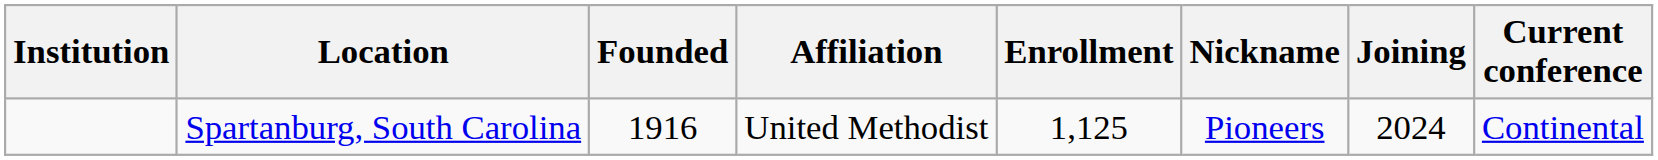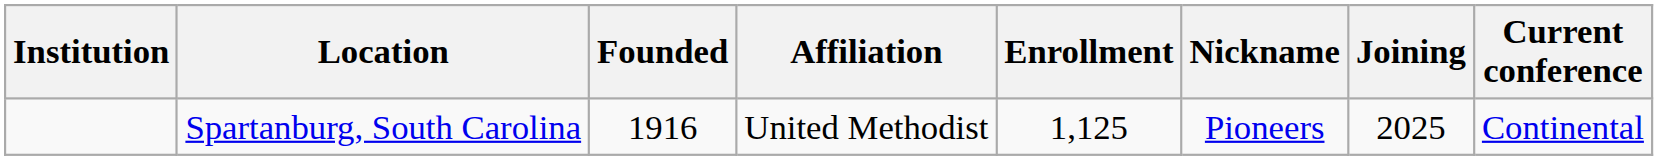(1411, 126) 2024 -> (1411, 126) 2025
